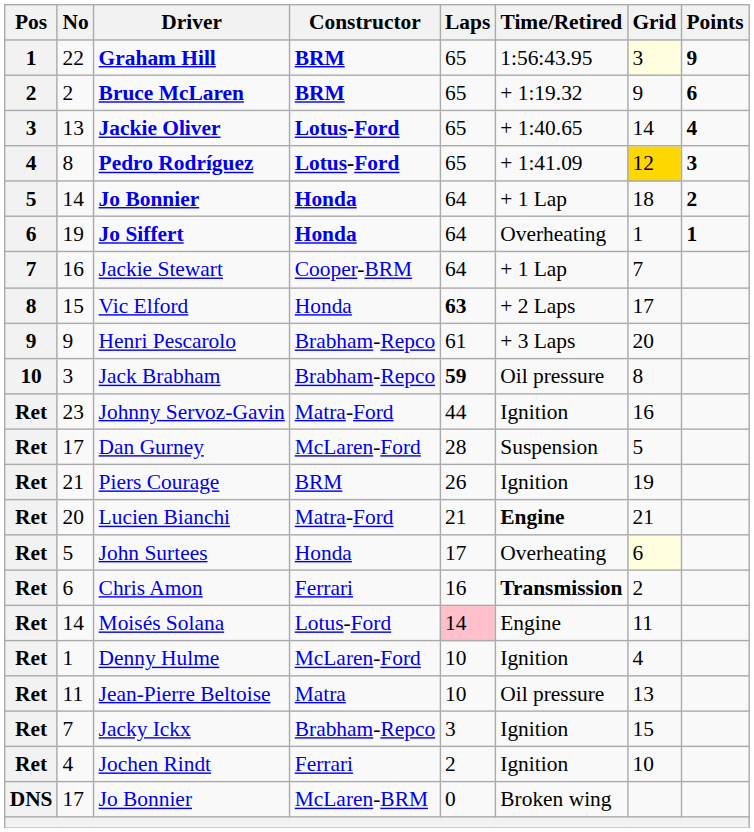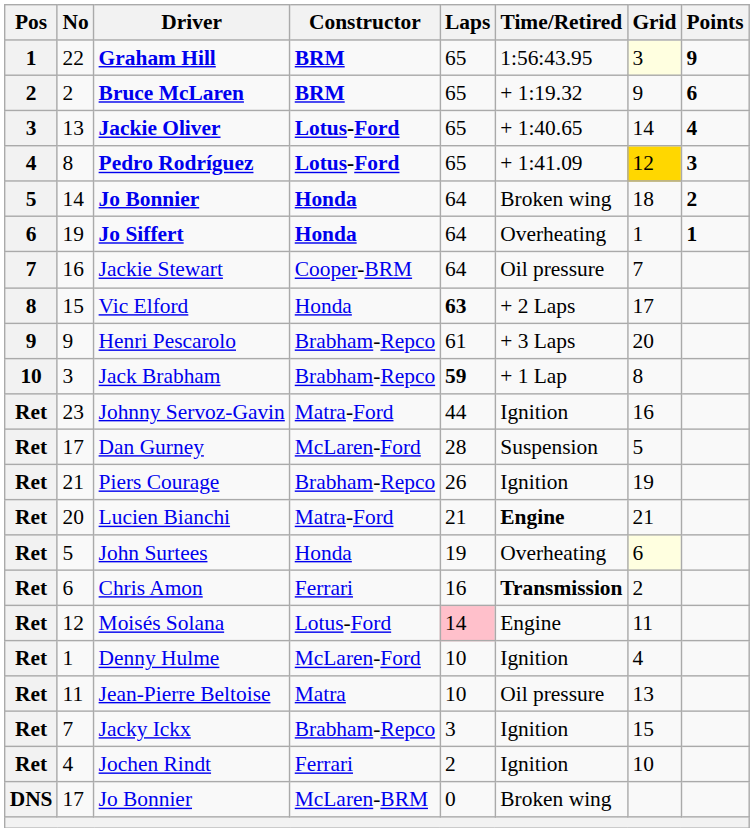(534, 199) + 1 Lap -> (556, 199) Broken wing
(534, 269) + 1 Lap -> (552, 269) Oil pressure
(552, 375) Oil pressure -> (534, 375) + 1 Lap
(319, 481) BRM -> (365, 481) Brabham-Repco
(456, 552) 17 -> (456, 552) 19
(73, 623) 14 -> (73, 623) 12
